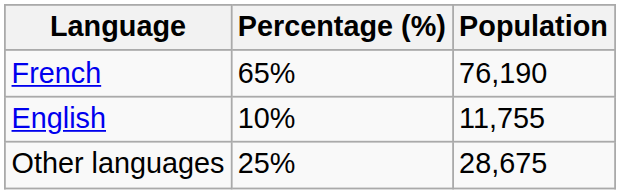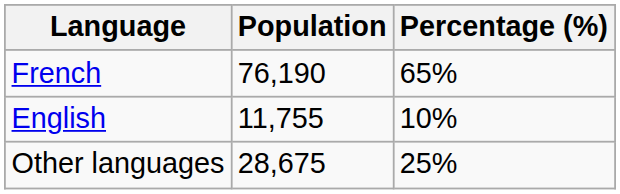columns swapped: (534, 27) <-> (342, 27)
